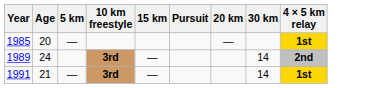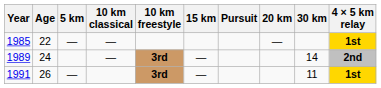+ column: (111, 18)
(45, 41) 20 -> (45, 41) 22
(45, 74) 21 -> (45, 74) 26
(263, 74) 14 -> (312, 74) 11
